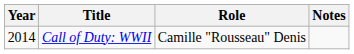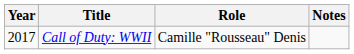(22, 37) 2014 -> (22, 37) 2017
